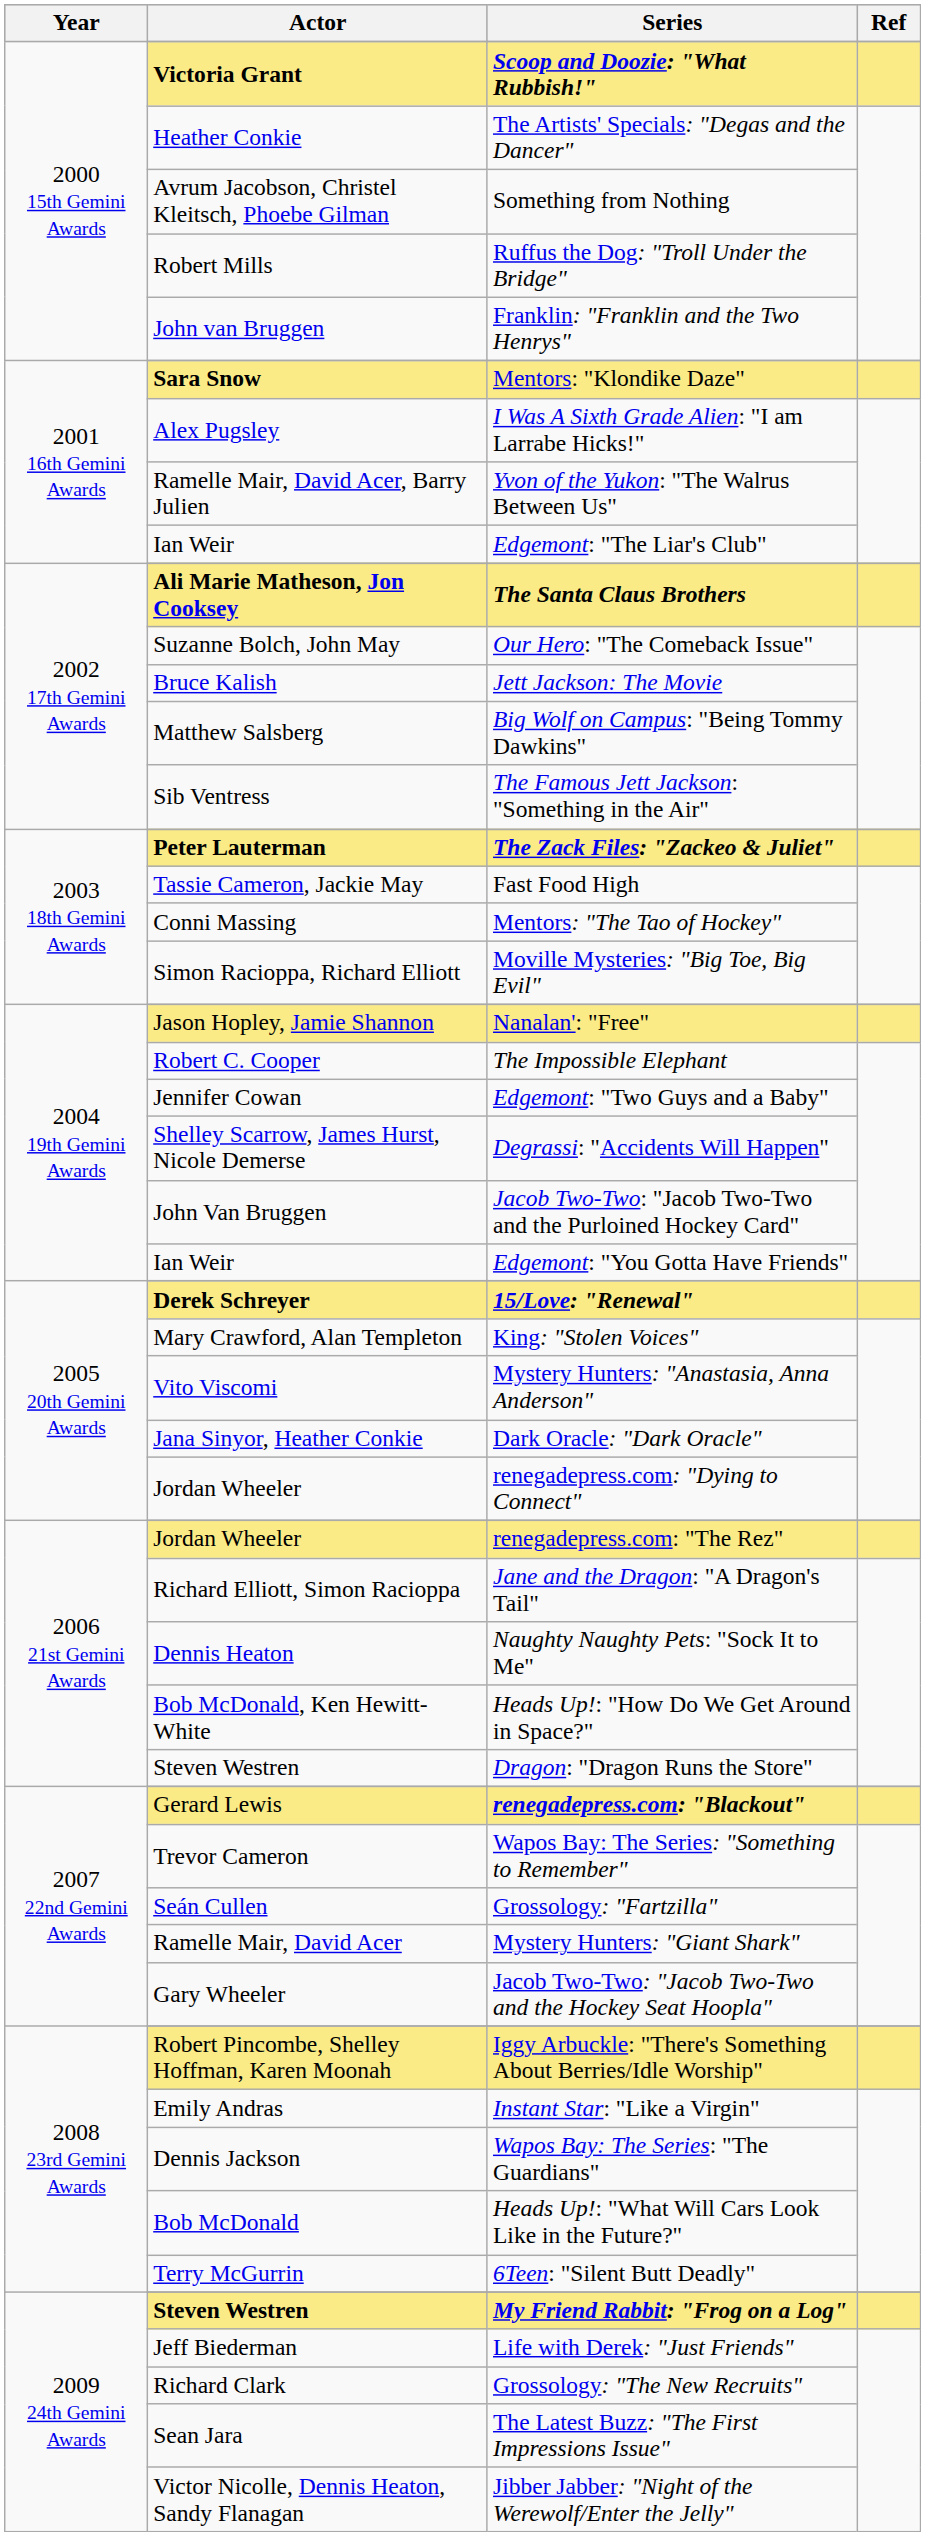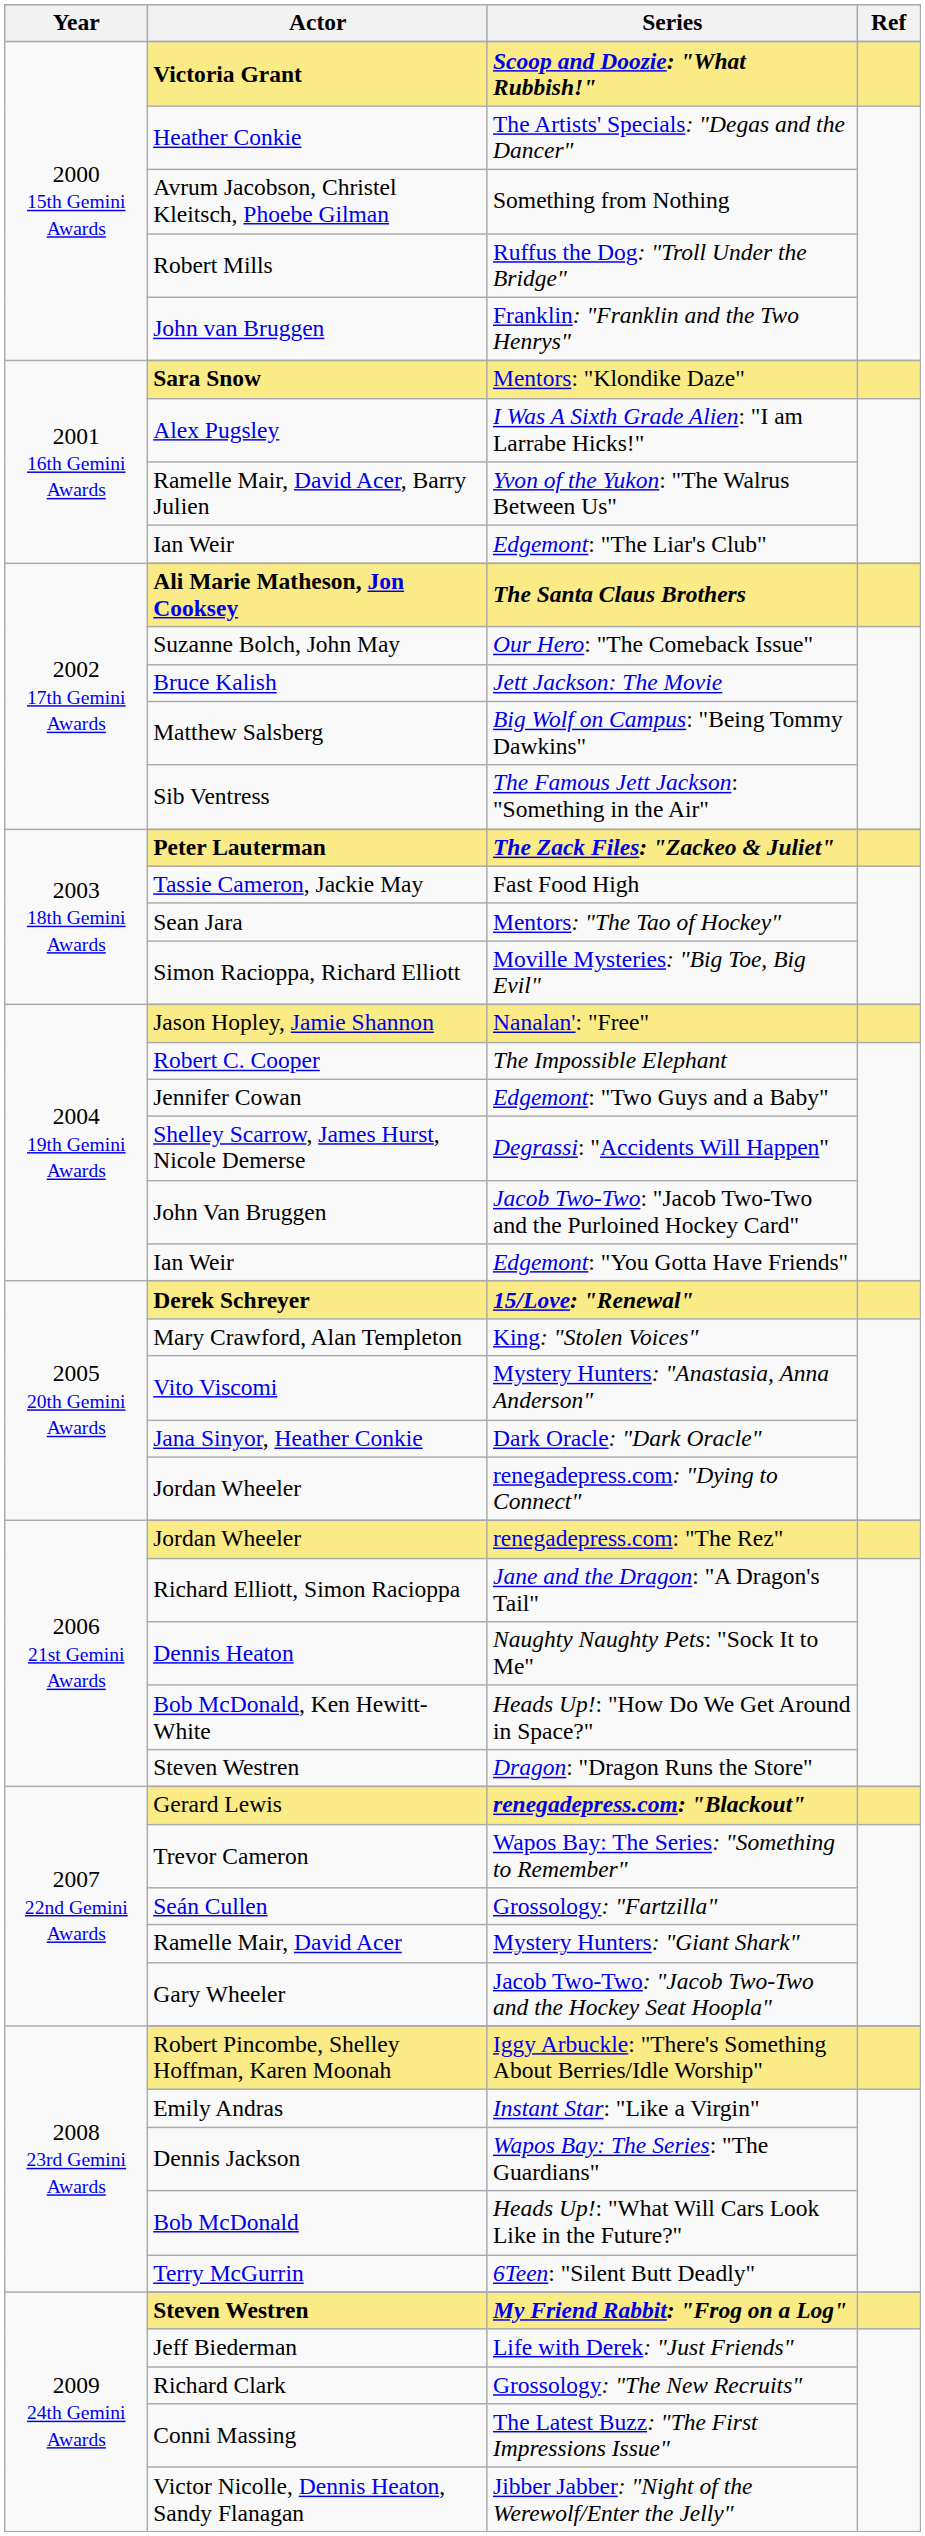(225, 921) Conni Massing -> (198, 921) Sean Jara
(198, 2435) Sean Jara -> (225, 2435) Conni Massing
